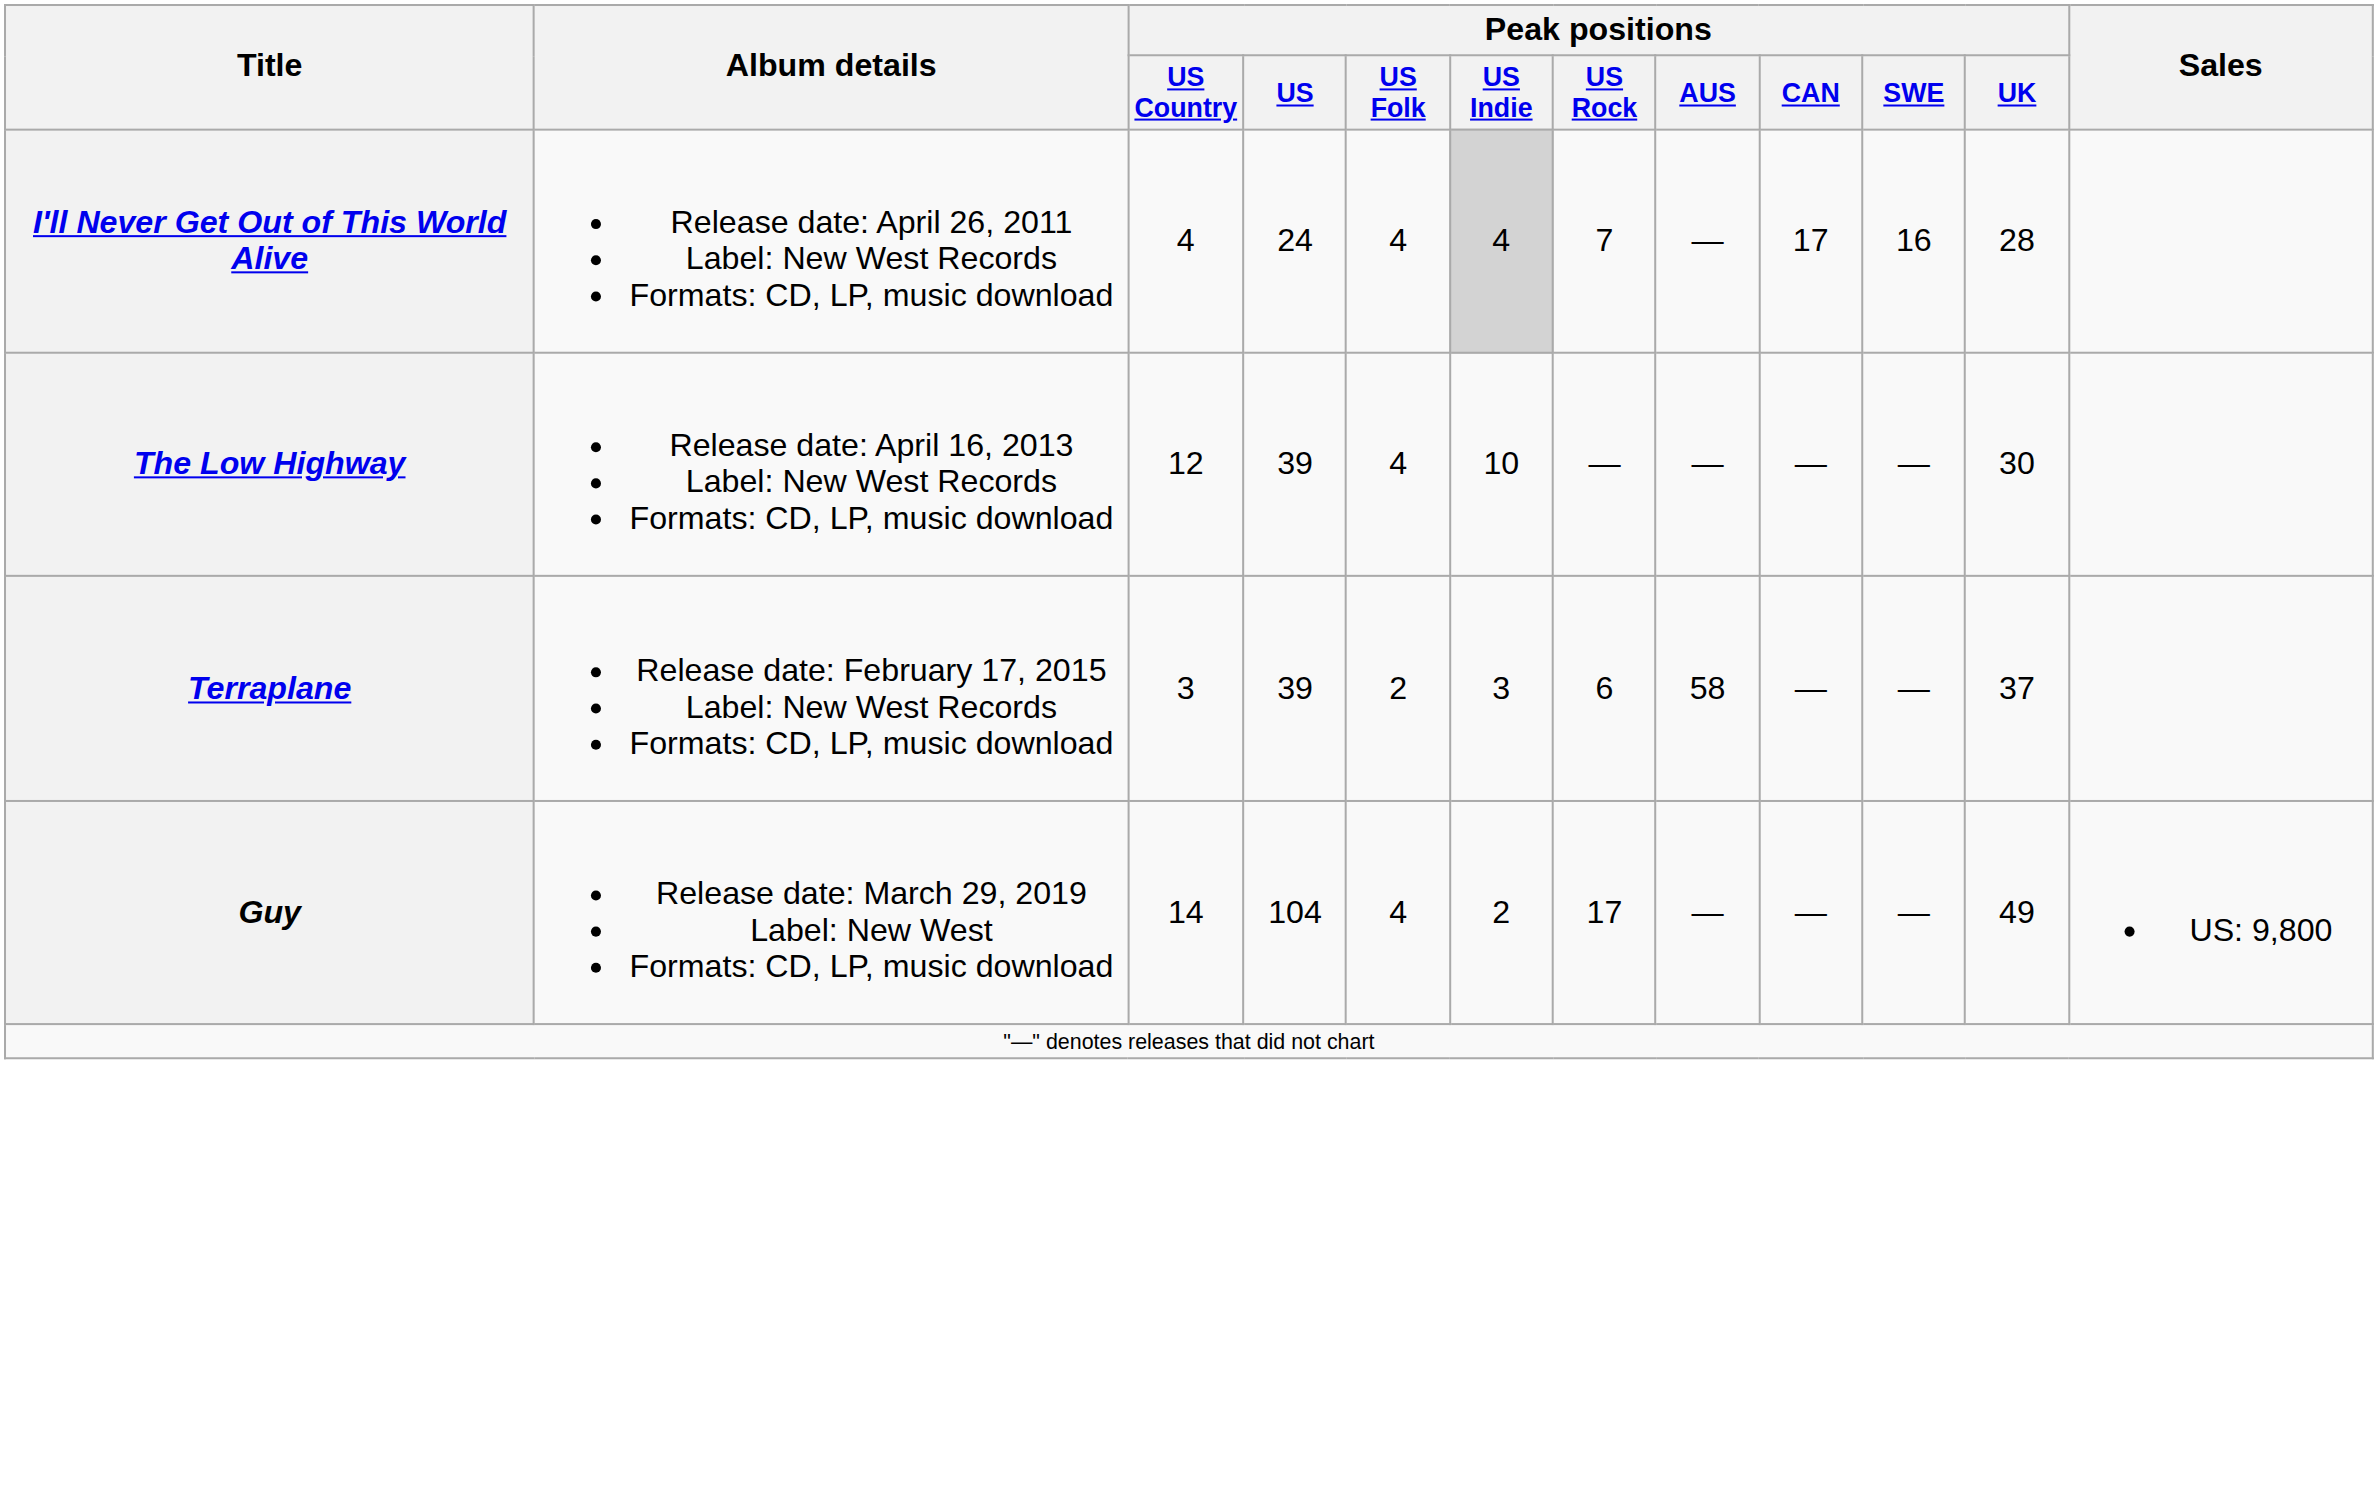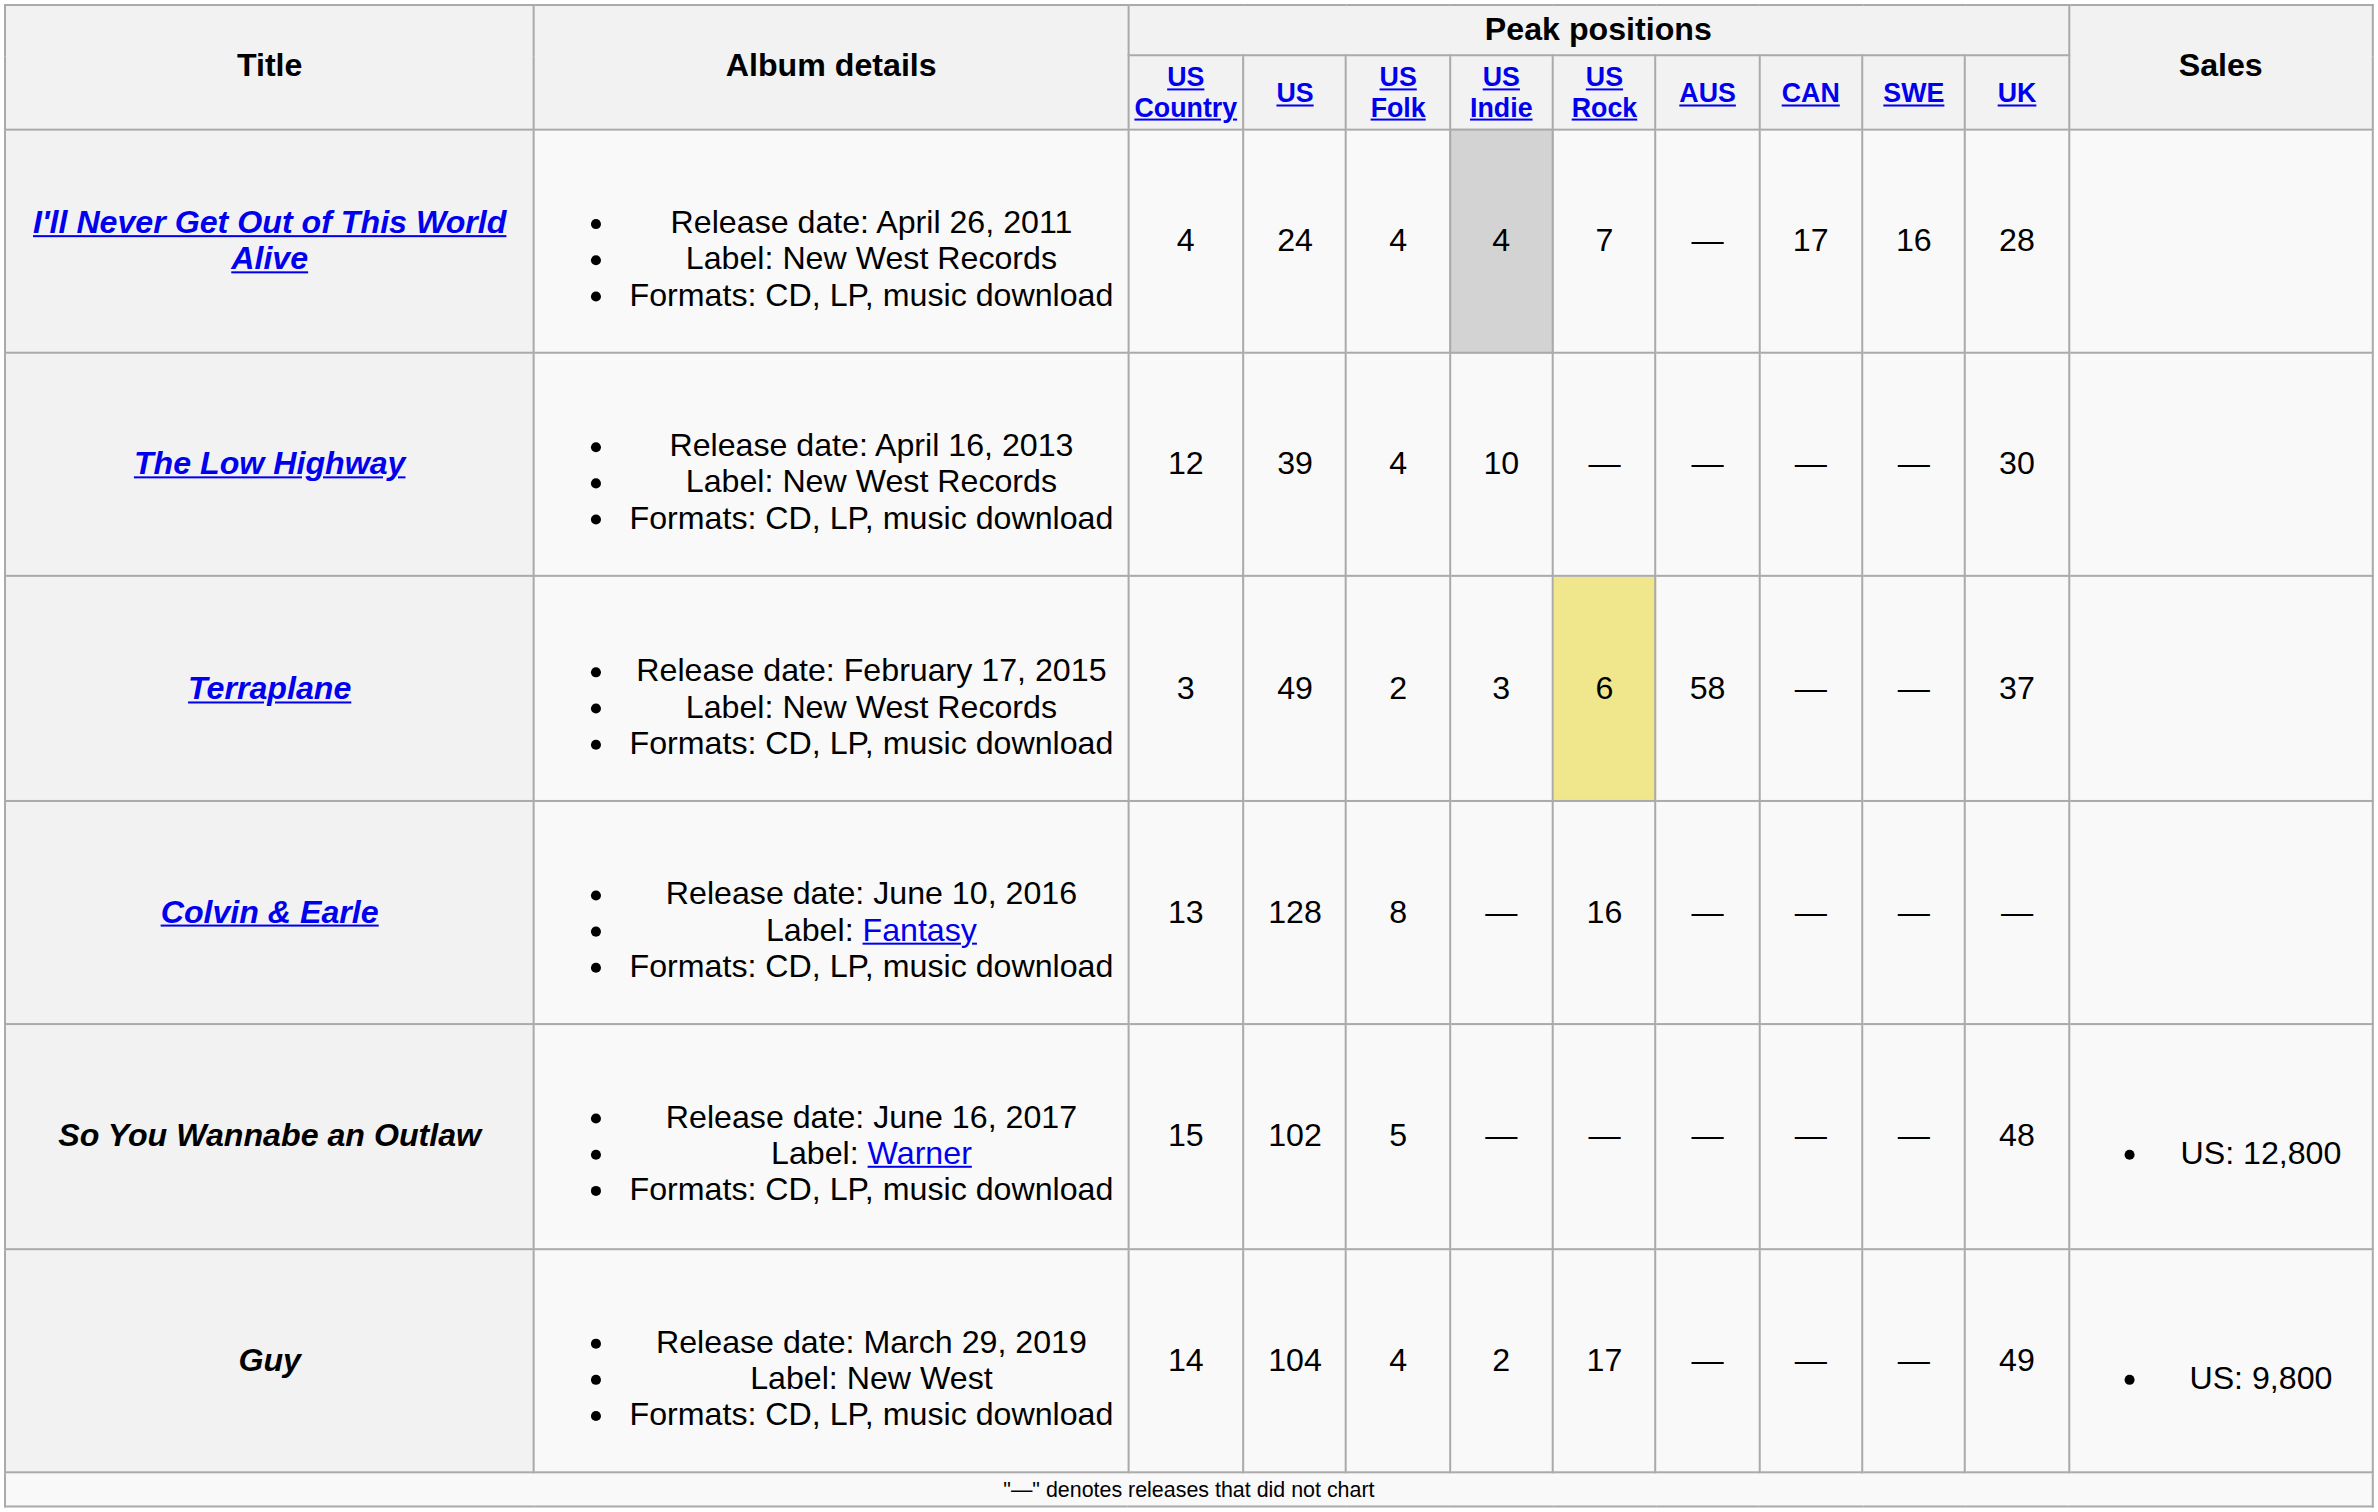(1295, 688) 39 -> (1295, 688) 49
(1604, 688) no background -> (1604, 688) khaki background
+ row: (270, 912)
+ row: (270, 1135)
